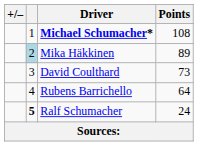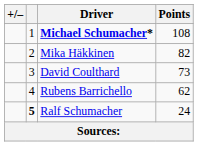(32, 52) lightblue background -> (32, 52) no background
(184, 52) 89 -> (184, 52) 82
(184, 91) 64 -> (184, 91) 62
